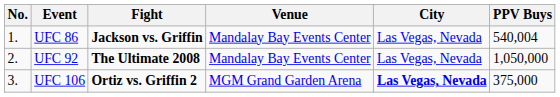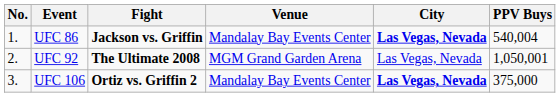(429, 37) normal -> (432, 37) bold
(290, 59) Mandalay Bay Events Center -> (285, 59) MGM Grand Garden Arena
(521, 59) 1,050,000 -> (521, 59) 1,050,001
(285, 80) MGM Grand Garden Arena -> (290, 80) Mandalay Bay Events Center
